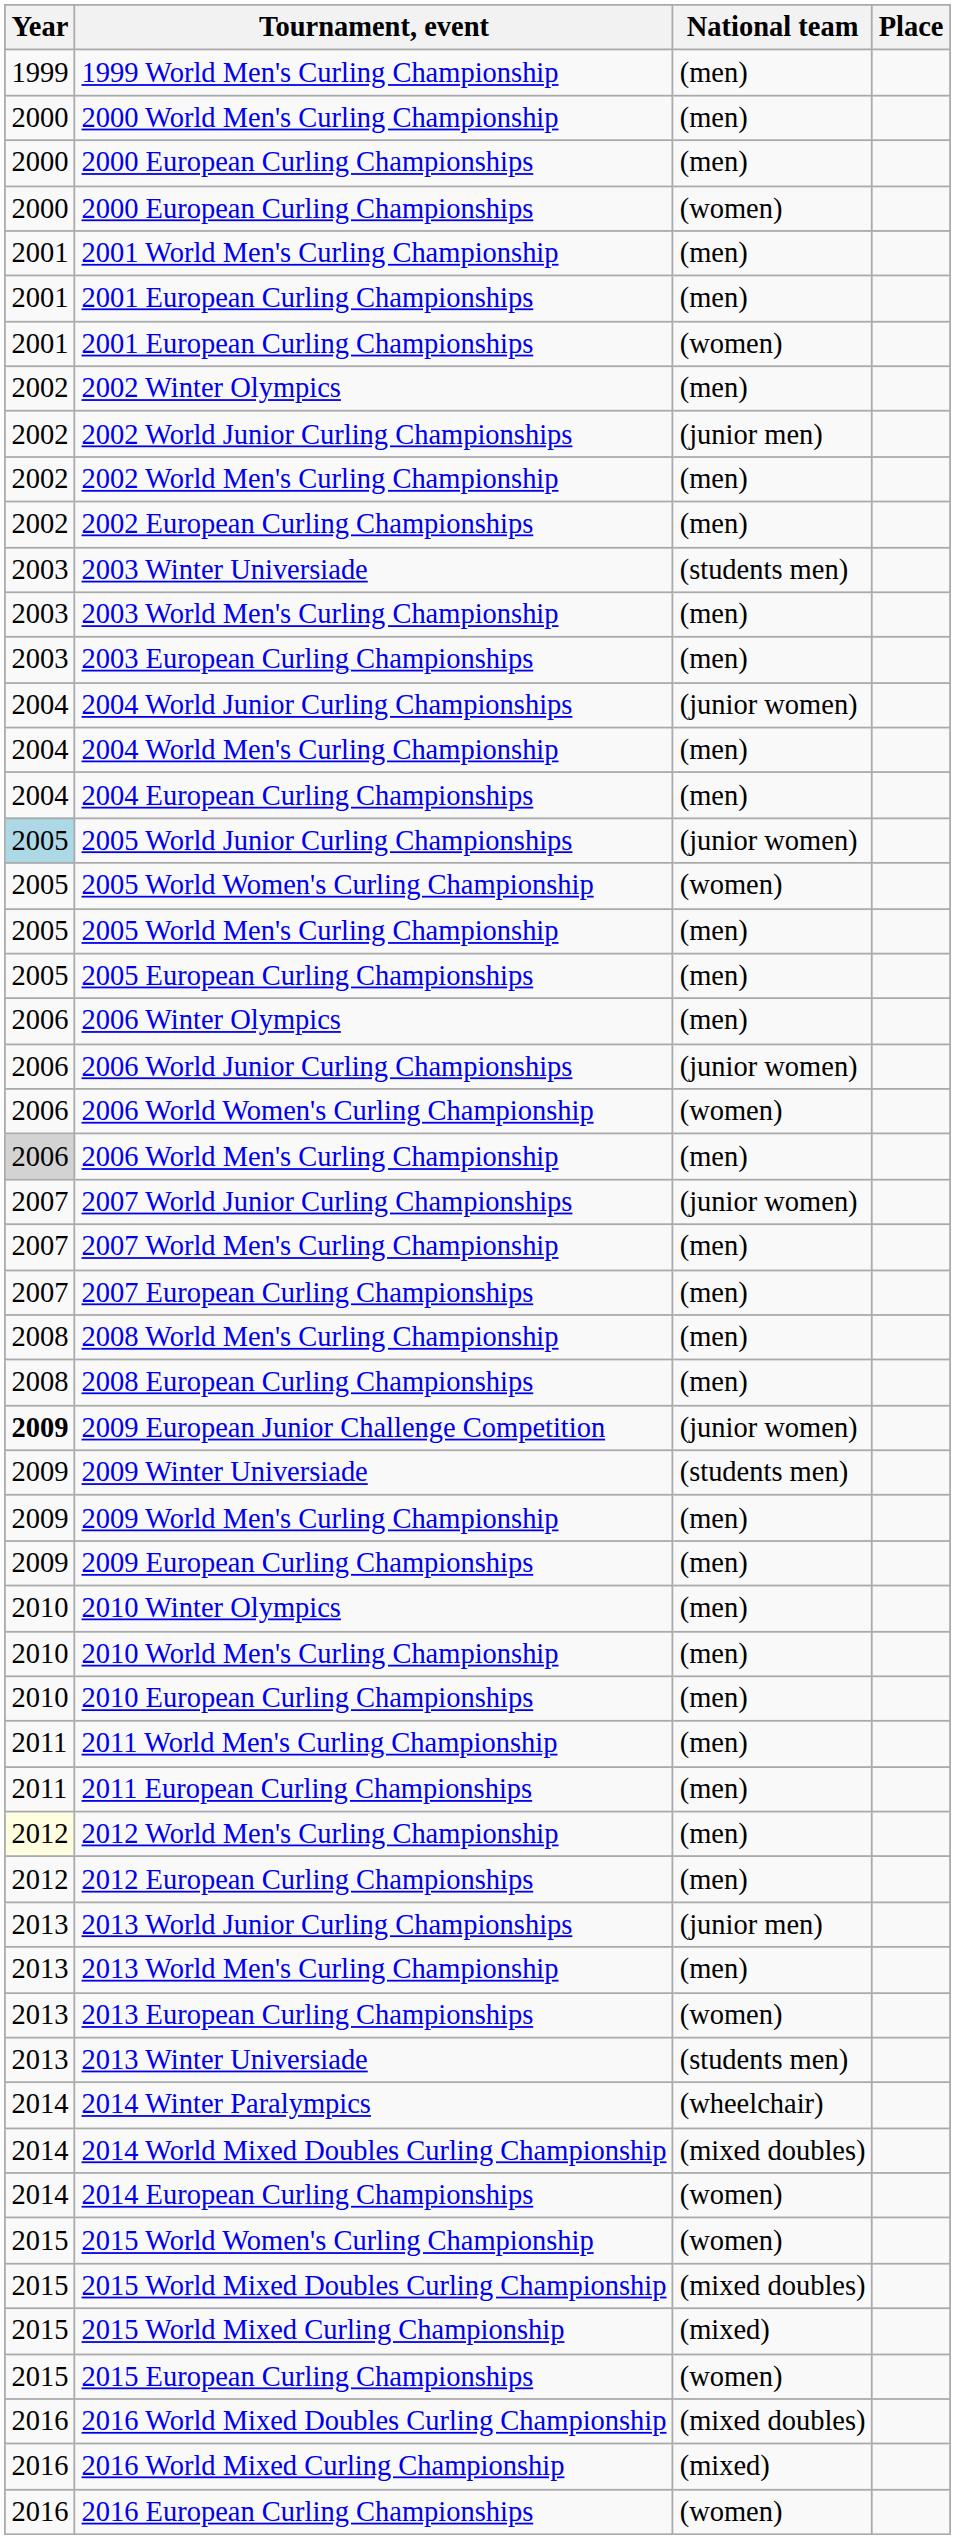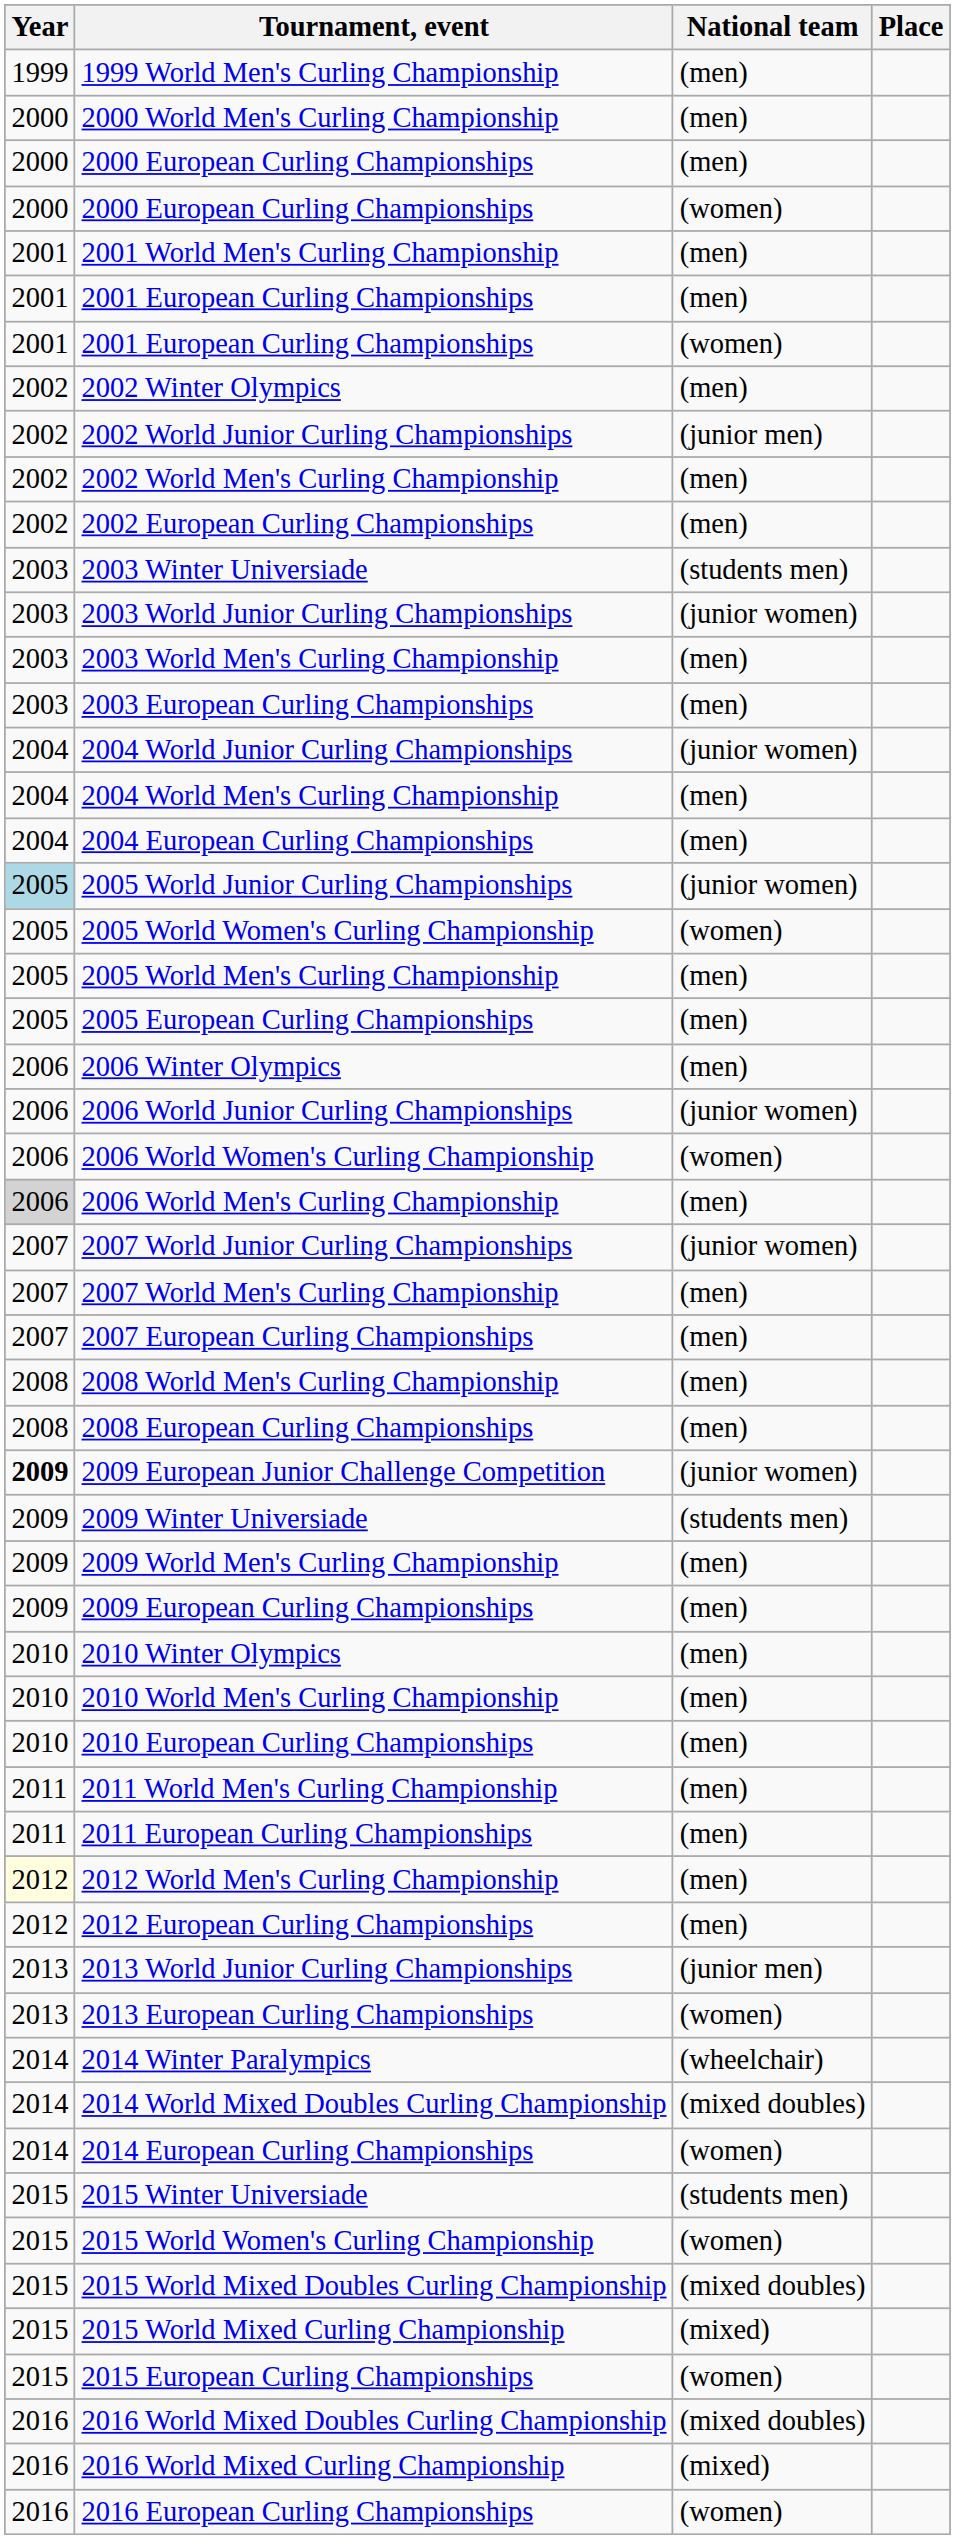+ row: (327, 614)
- row: (320, 1969)
- row: (225, 2059)
+ row: (225, 2195)
